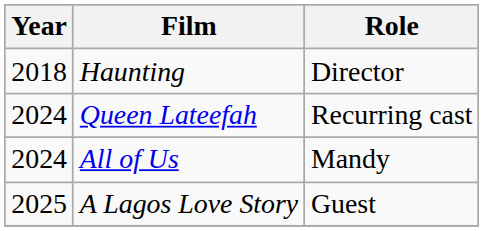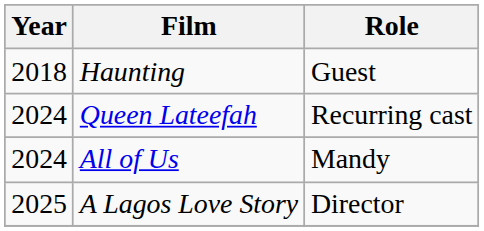(357, 70) Director -> (343, 70) Guest
(343, 203) Guest -> (357, 203) Director
